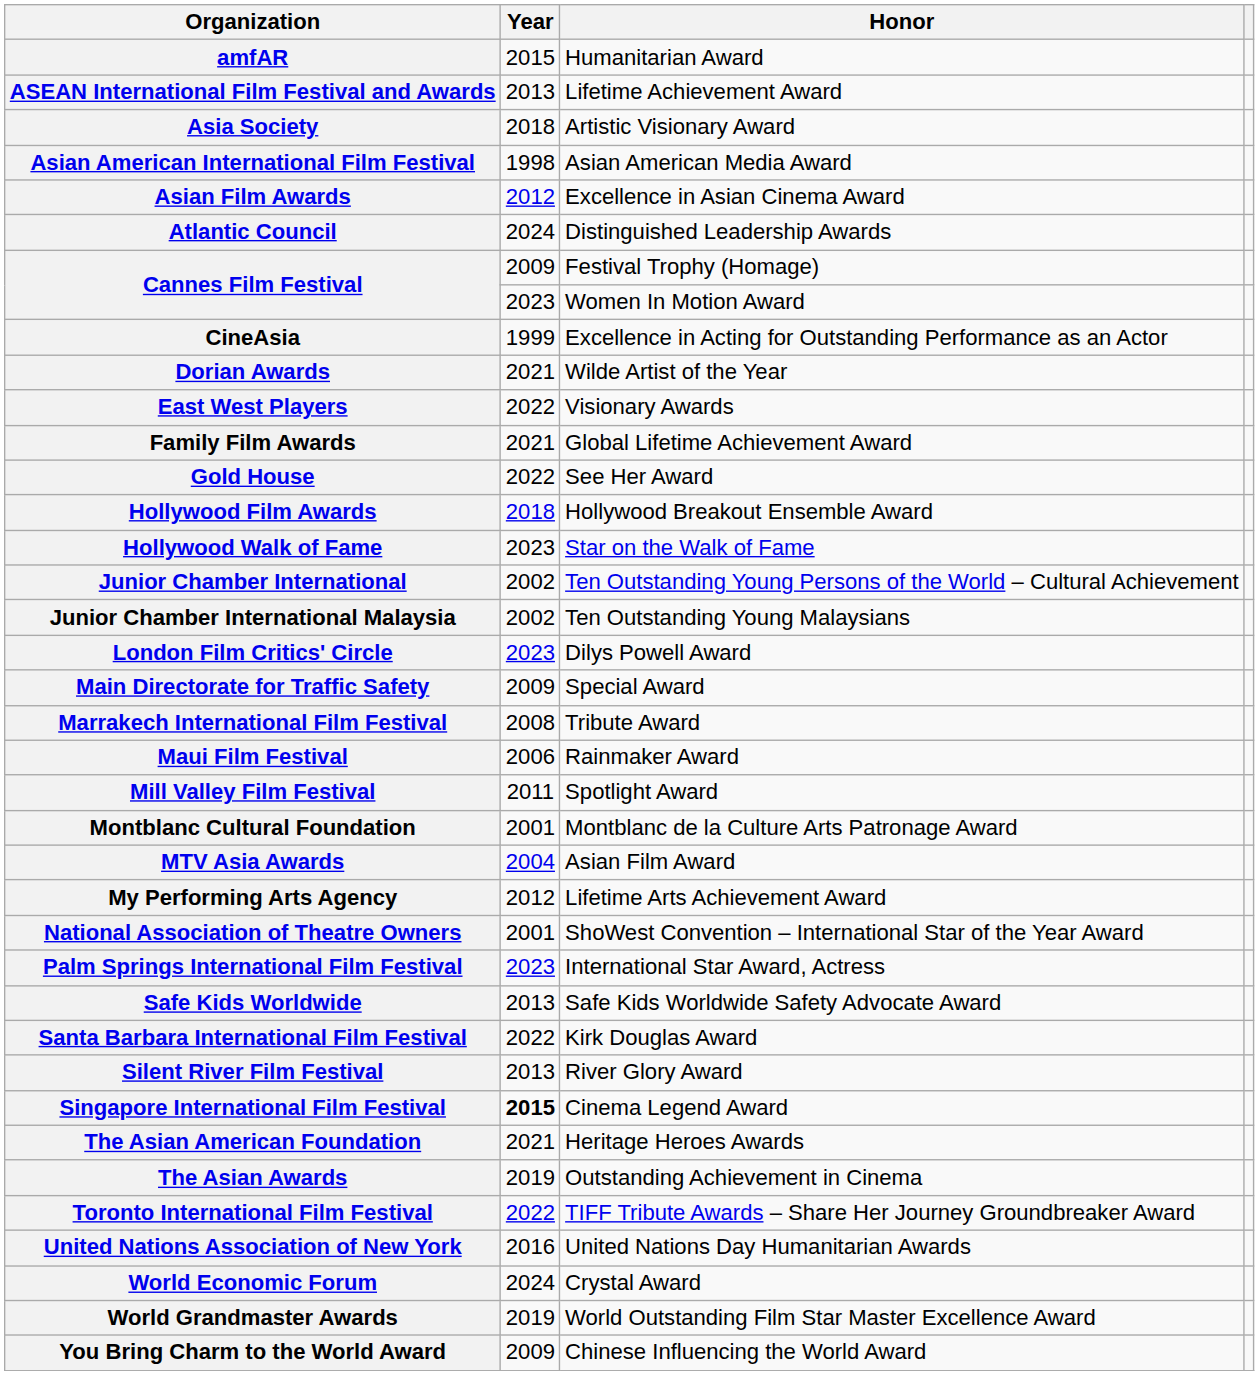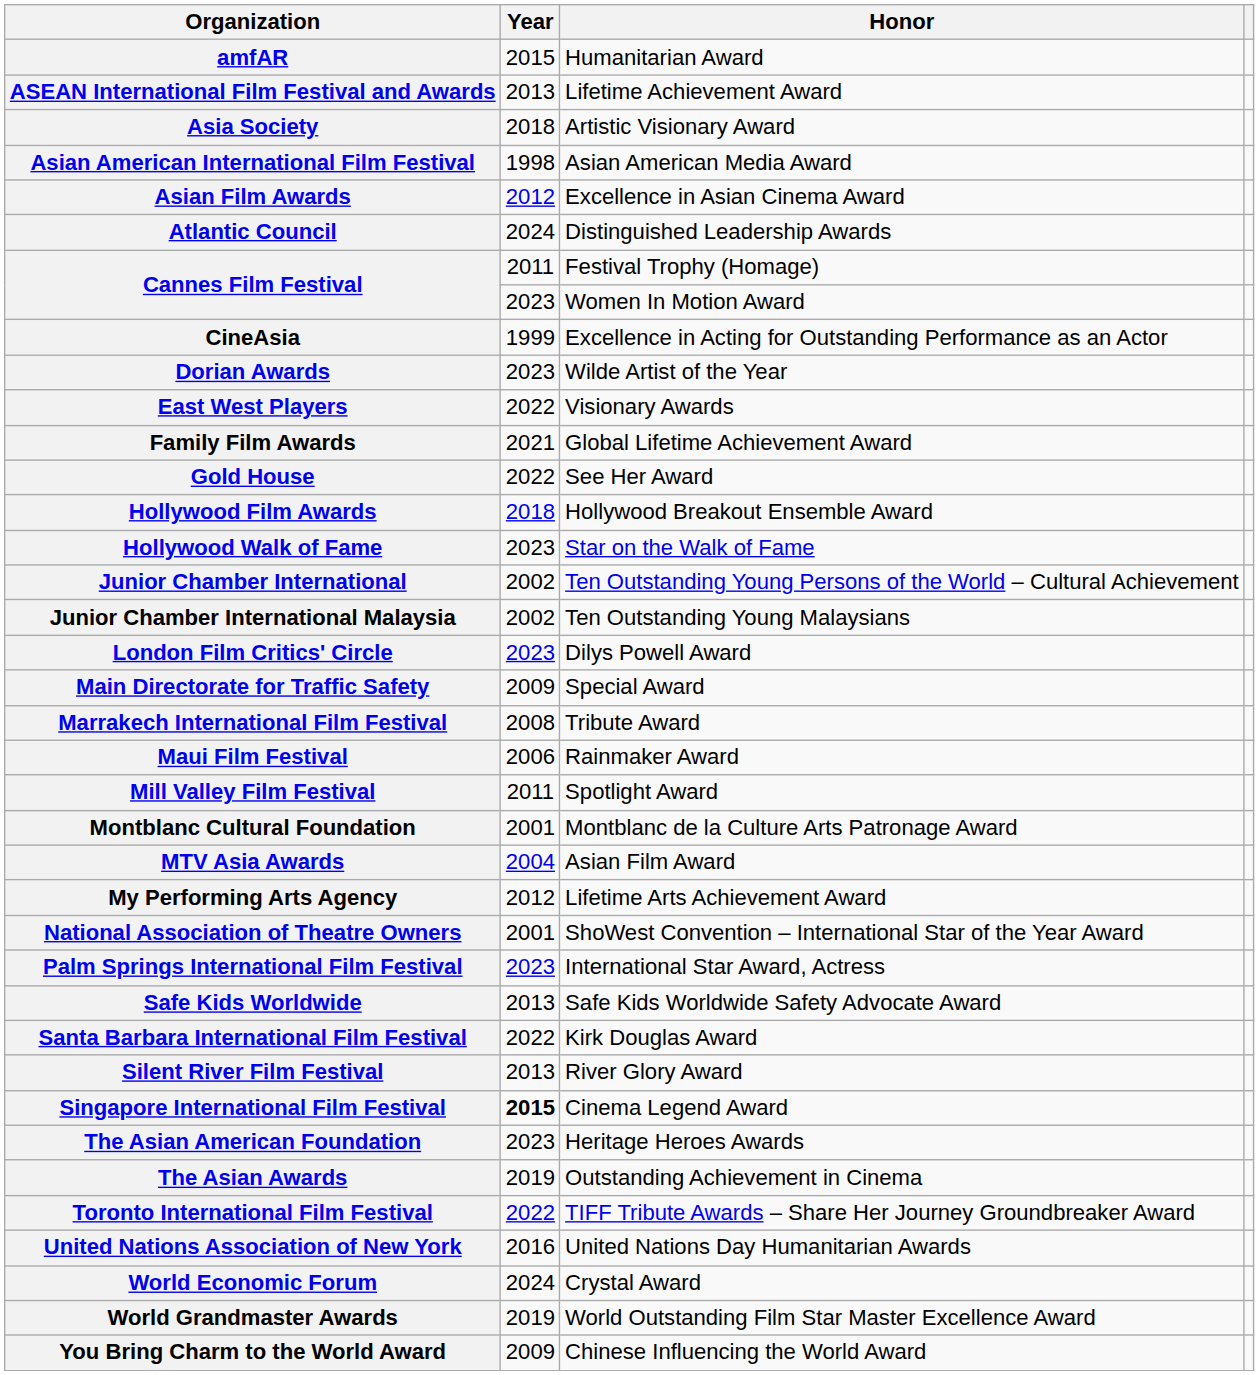(530, 267) 2009 -> (530, 267) 2011
(530, 372) 2021 -> (530, 372) 2023
(530, 1142) 2021 -> (530, 1142) 2023
